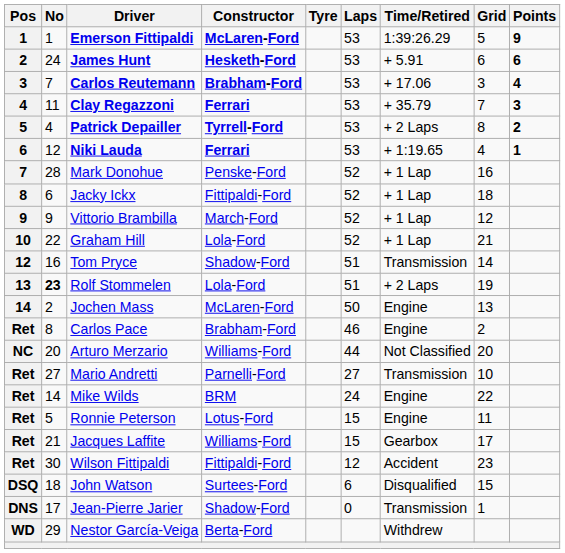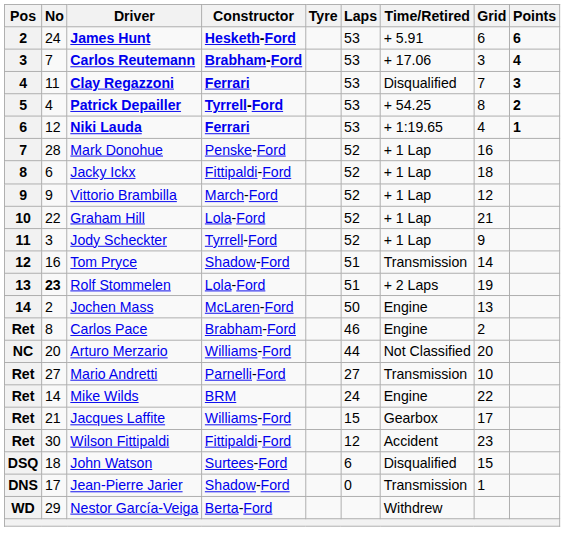- row: (132, 38)
(407, 105) + 35.79 -> (420, 83) Disqualified
(411, 128) + 2 Laps -> (407, 105) + 54.25
+ row: (119, 240)
- row: (123, 419)
